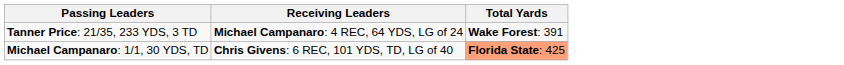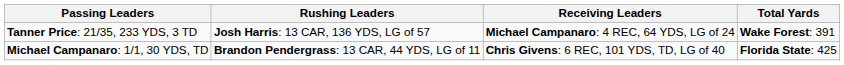+ column: (347, 13)
(517, 50) lightsalmon background -> (788, 50) no background
